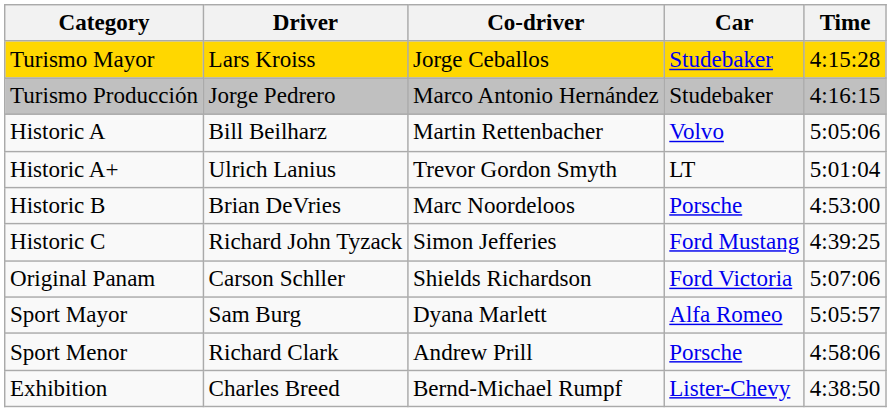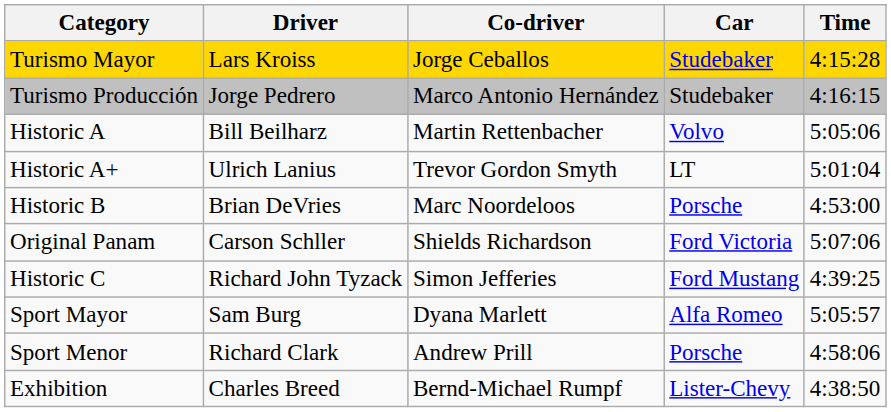rows swapped: (58, 242) <-> (83, 278)
